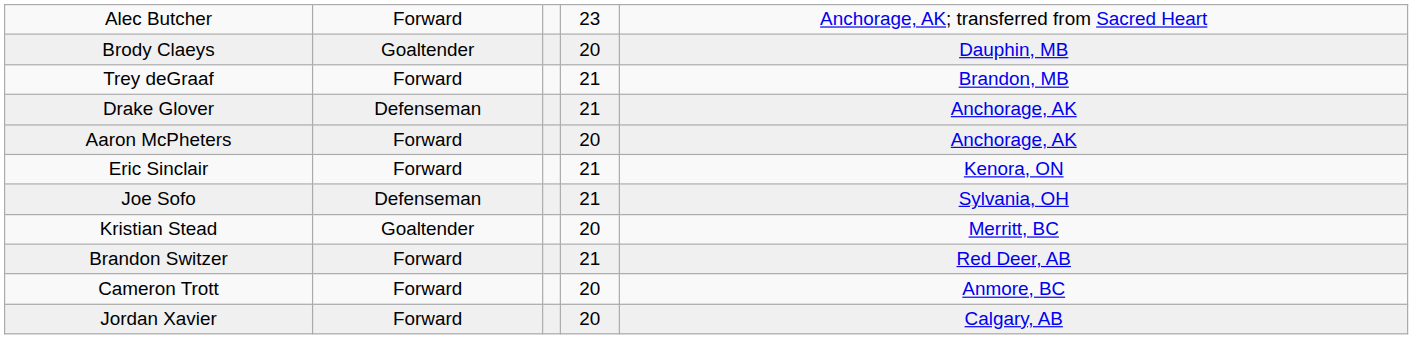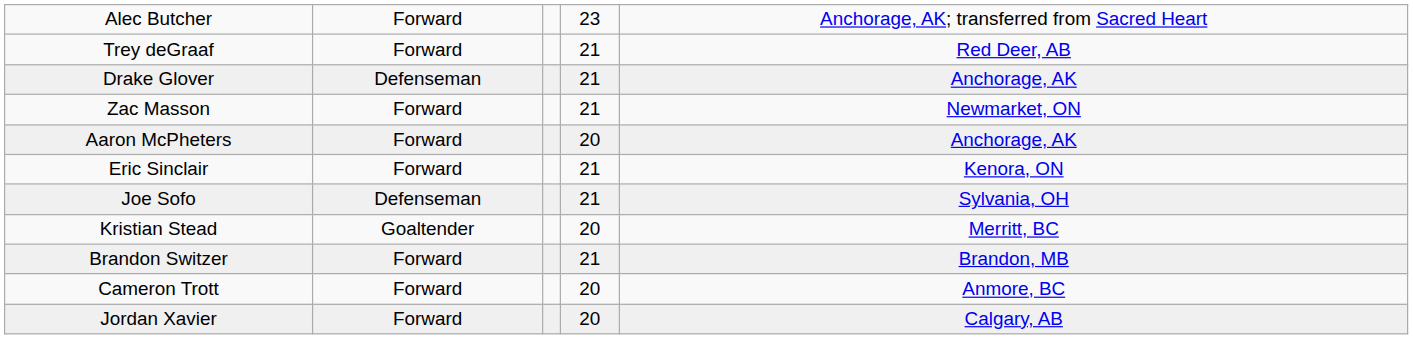- row: (159, 49)
(1014, 79) Brandon, MB -> (1014, 49) Red Deer, AB
+ row: (158, 109)
(1014, 259) Red Deer, AB -> (1014, 259) Brandon, MB
